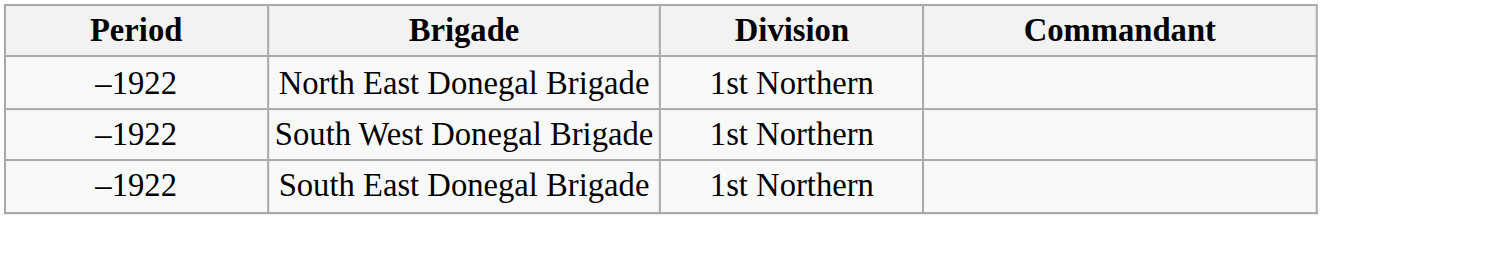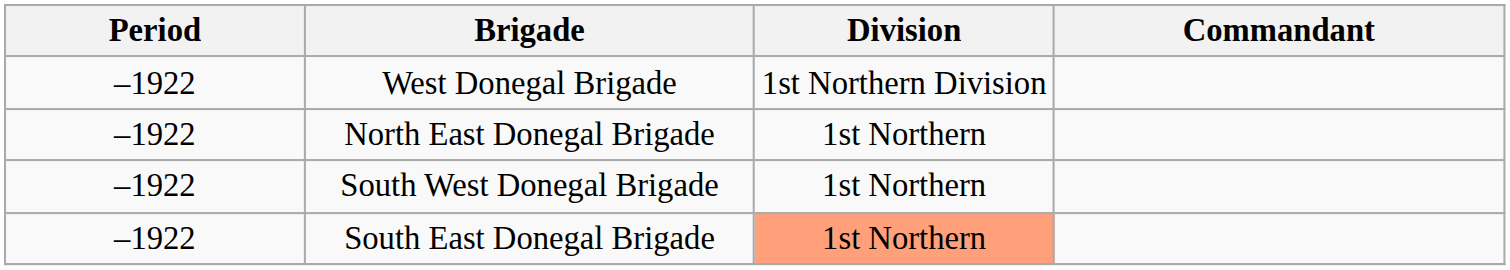+ row: (530, 82)
(792, 185) no background -> (904, 237) lightsalmon background
